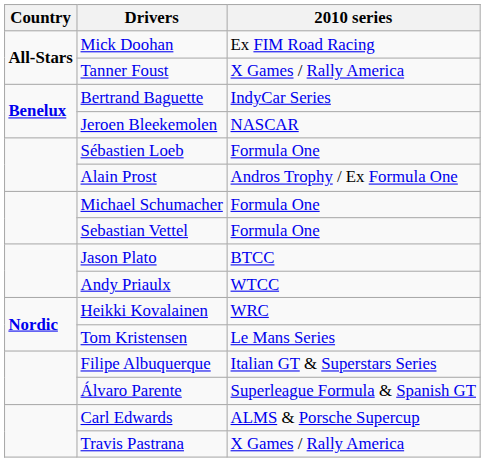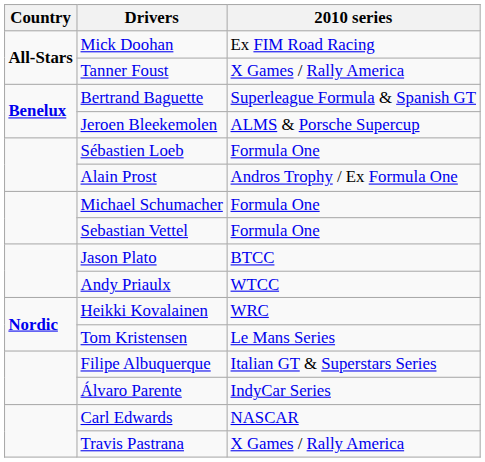(281, 97) IndyCar Series -> (353, 97) Superleague Formula & Spanish GT
(265, 124) NASCAR -> (325, 124) ALMS & Porsche Supercup
(353, 390) Superleague Formula & Spanish GT -> (281, 390) IndyCar Series
(325, 417) ALMS & Porsche Supercup -> (265, 417) NASCAR
